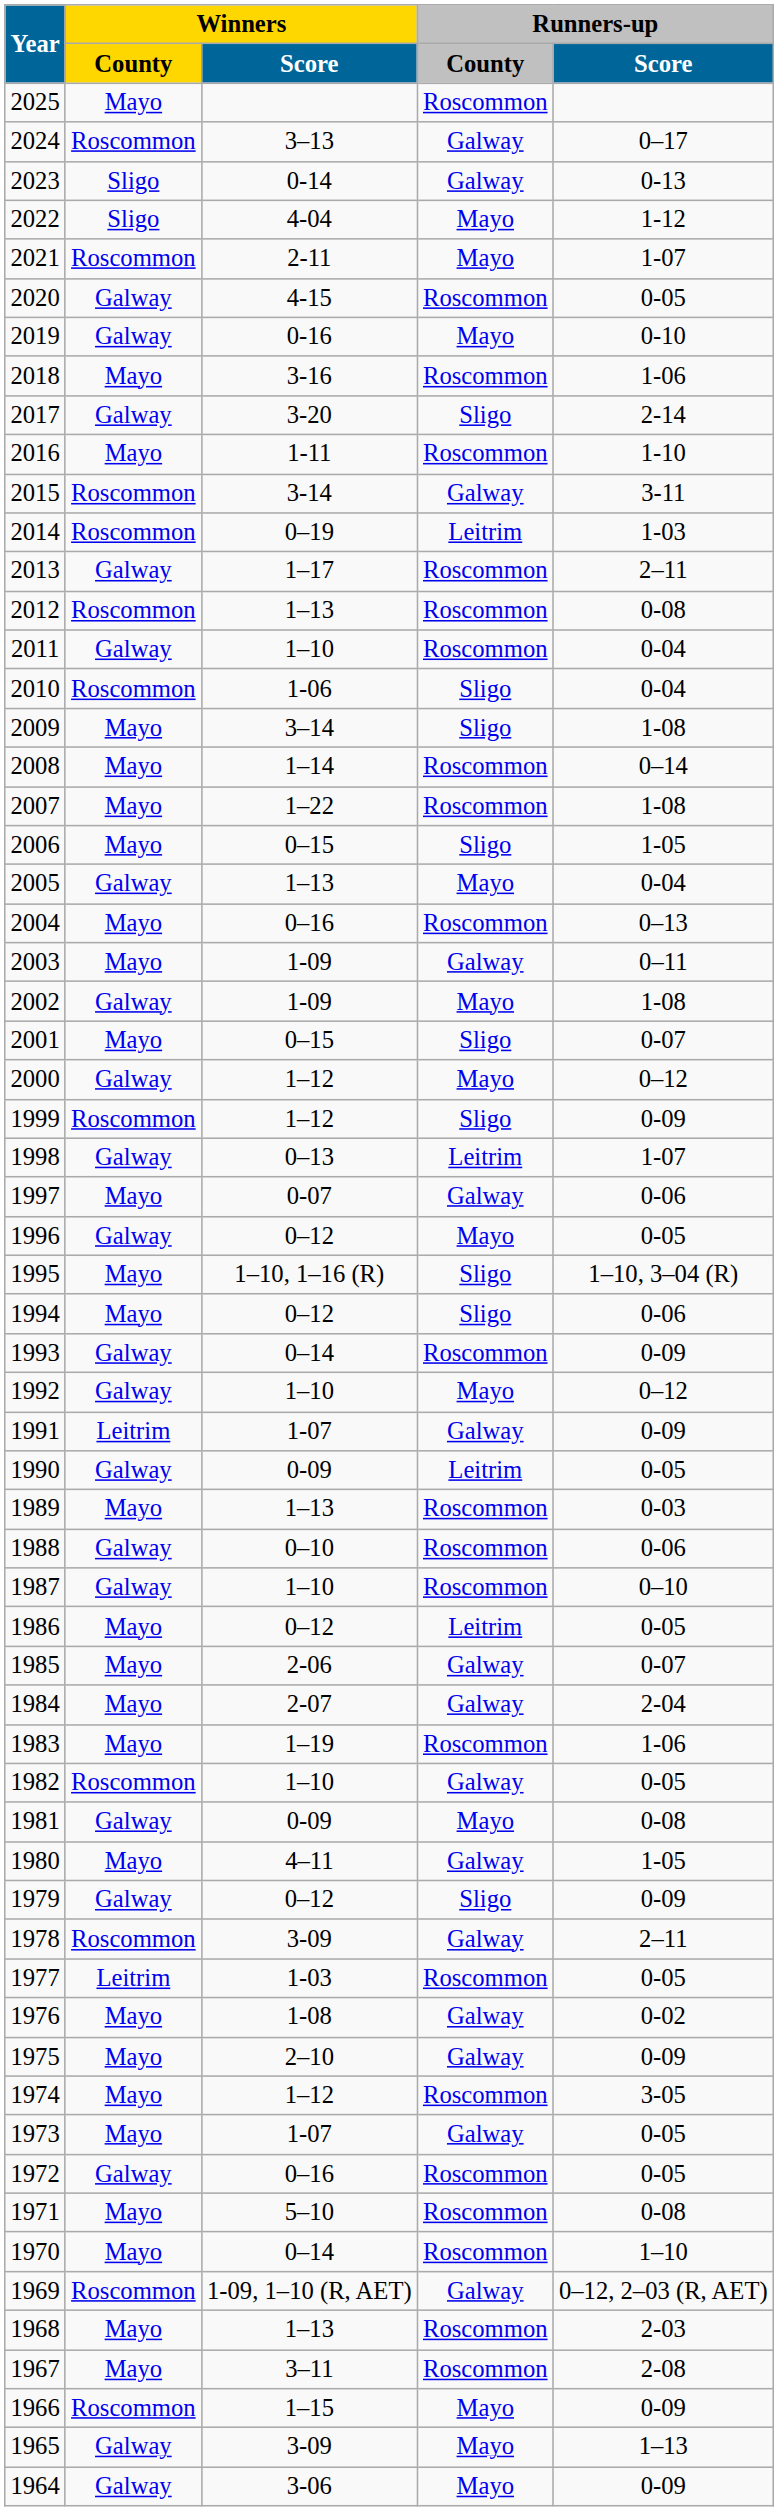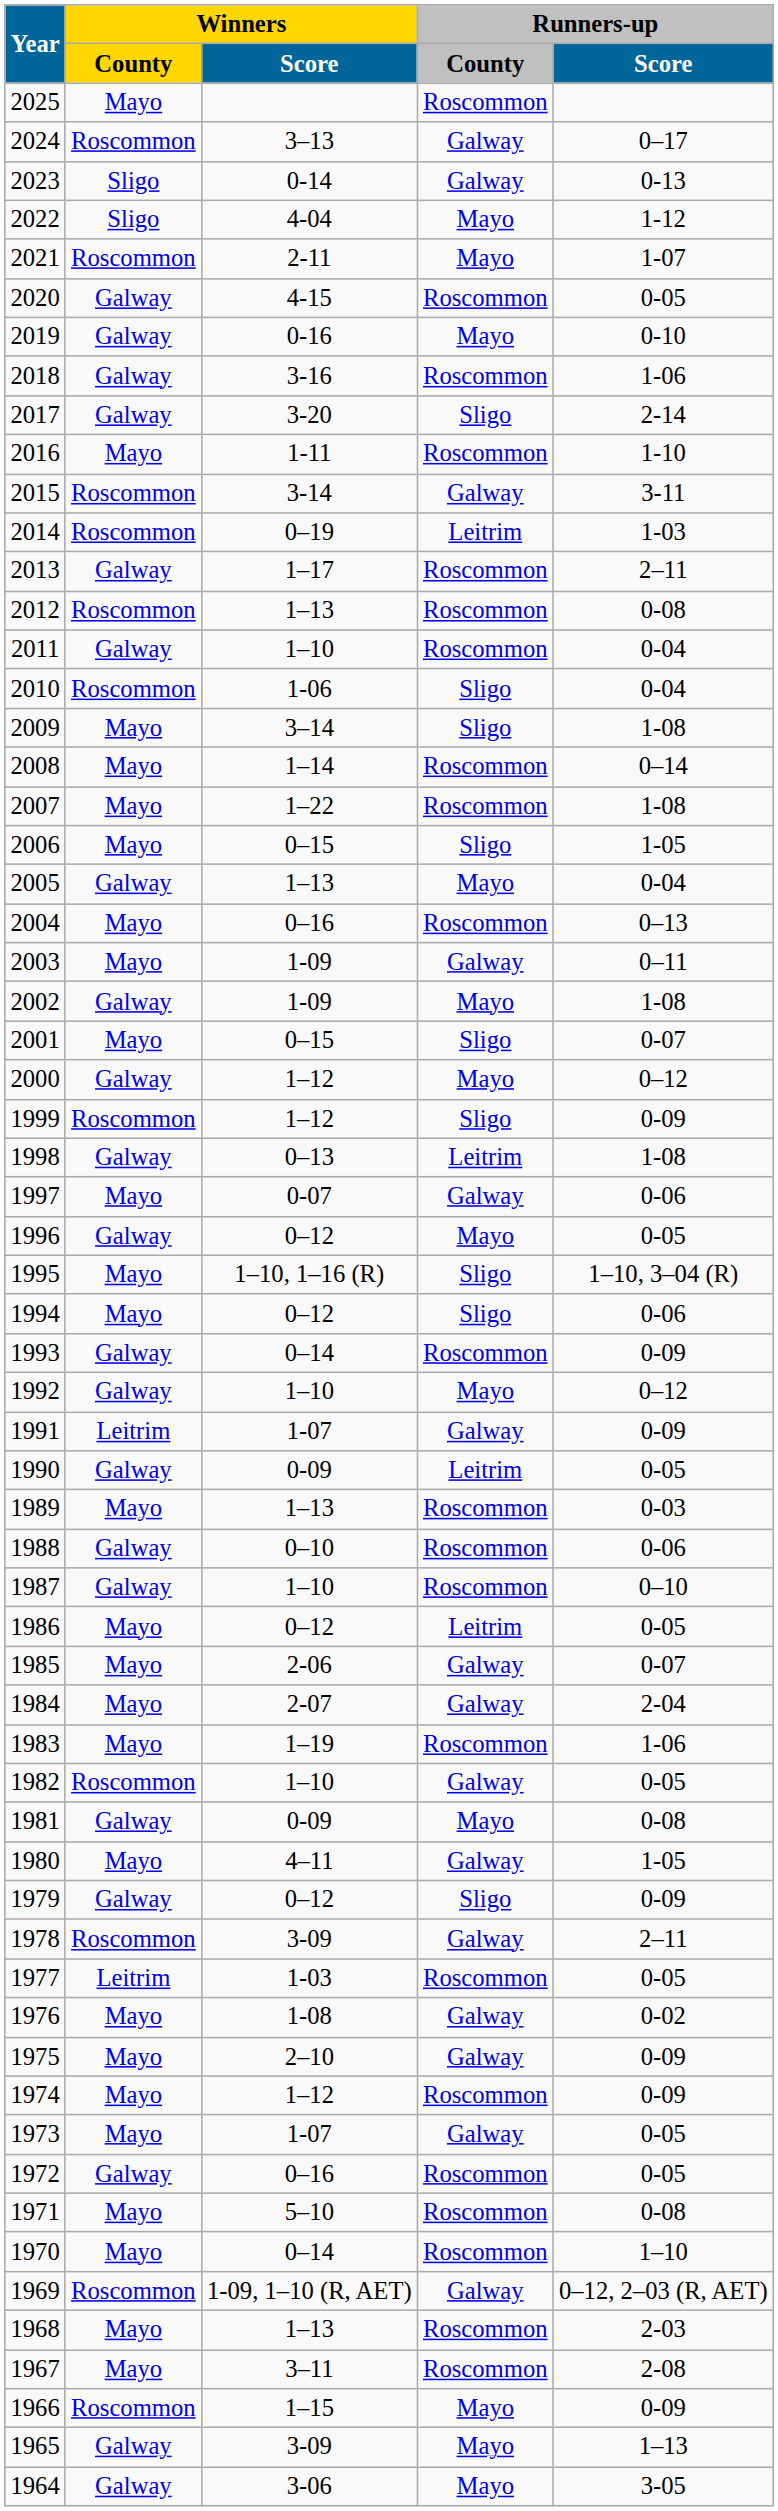(133, 375) Mayo -> (133, 375) Galway
(663, 1157) 1-07 -> (663, 1157) 1-08
(663, 2095) 3-05 -> (663, 2095) 0-09
(663, 2485) 0-09 -> (663, 2485) 3-05
